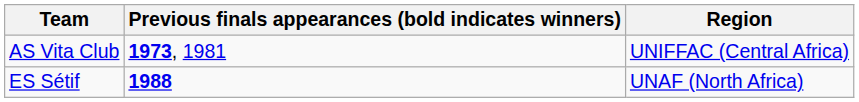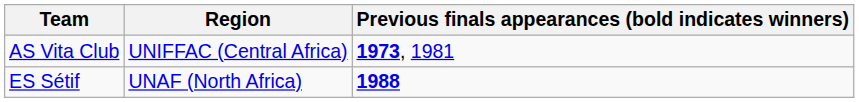columns swapped: (739, 19) <-> (375, 19)
